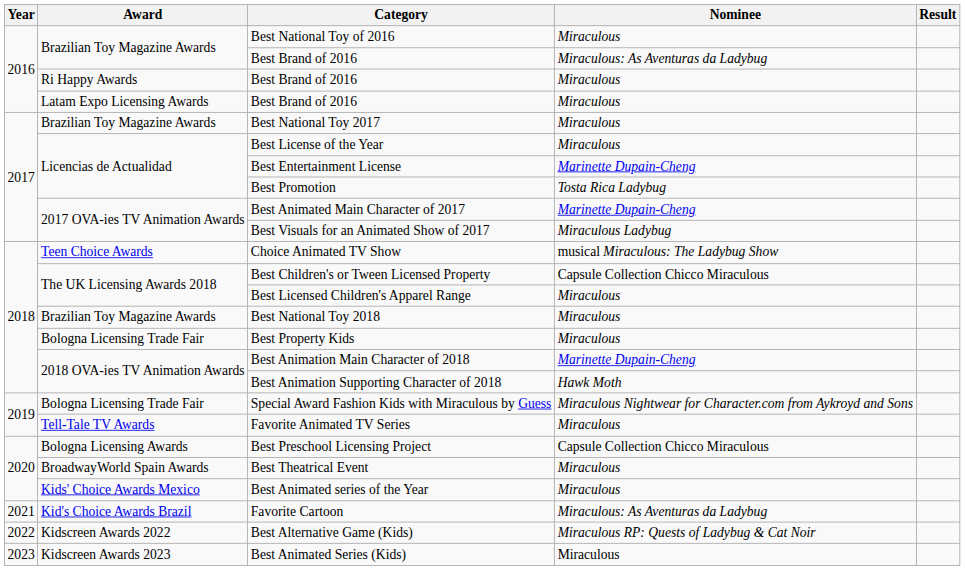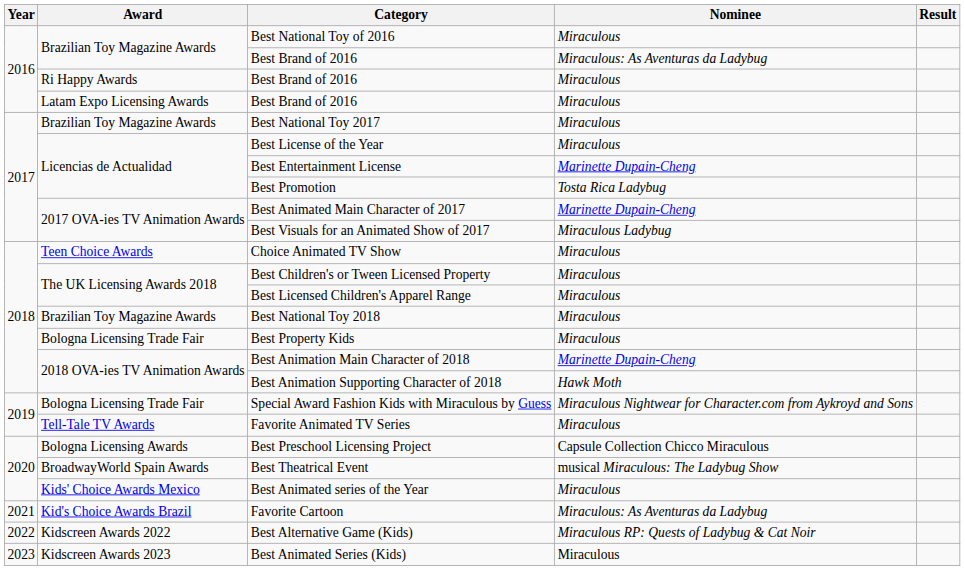(668, 252) musical Miraculous: The Ladybug Show -> (589, 252) Miraculous
(663, 274) Capsule Collection Chicco Miraculous -> (589, 274) Miraculous
(589, 468) Miraculous -> (668, 468) musical Miraculous: The Ladybug Show
